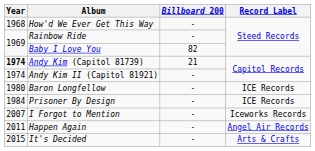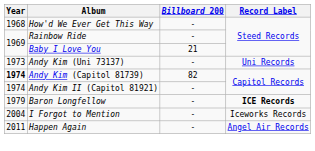(193, 50) 82 -> (193, 50) 21
+ row: (77, 62)
(193, 62) 21 -> (193, 75) 82
(16, 88) 1980 -> (16, 101) 1979
(268, 88) normal -> (268, 101) bold
- row: (72, 101)
(16, 114) 2007 -> (16, 114) 2004
- row: (58, 140)
